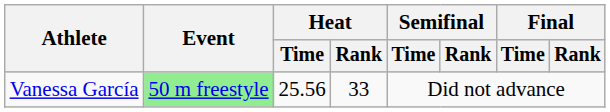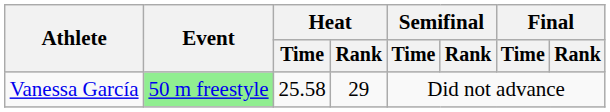(302, 89) 25.56 -> (302, 89) 25.58
(359, 89) 33 -> (359, 89) 29
